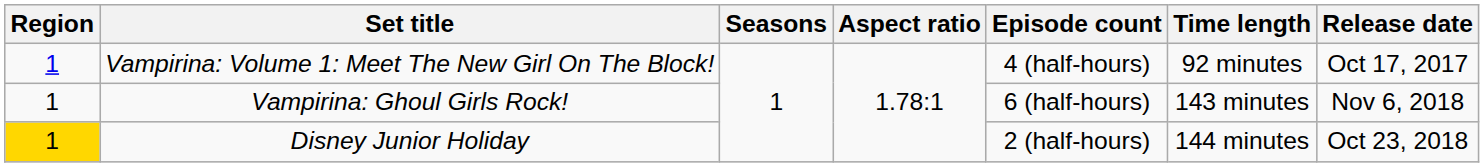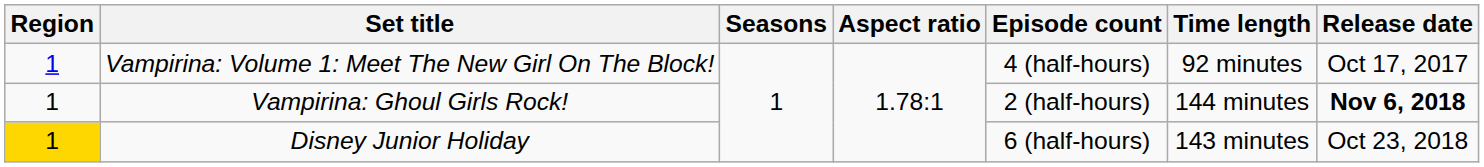(1077, 102) 6 (half-hours) -> (1077, 102) 2 (half-hours)
(1242, 102) 143 minutes -> (1242, 102) 144 minutes
(1398, 102) normal -> (1398, 102) bold
(1077, 141) 2 (half-hours) -> (1077, 141) 6 (half-hours)
(1242, 141) 144 minutes -> (1242, 141) 143 minutes
